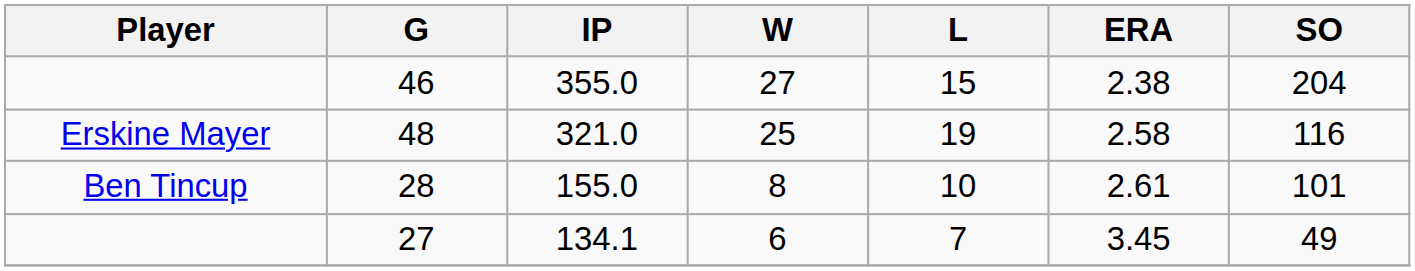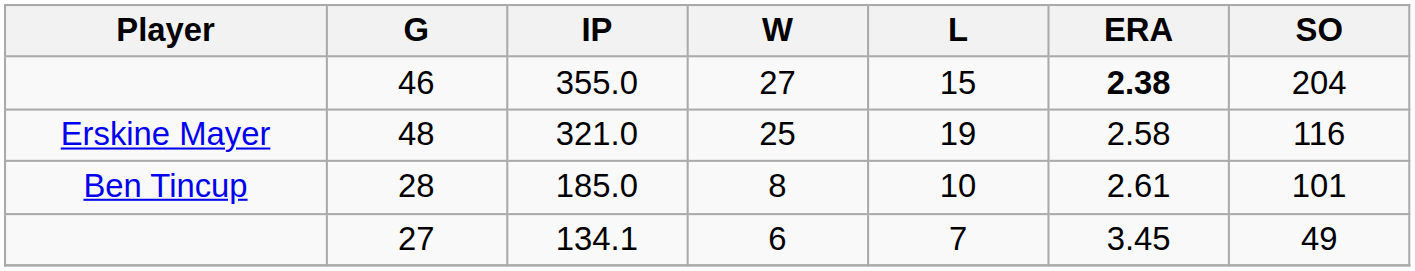(1139, 82) normal -> (1139, 82) bold
(597, 186) 155.0 -> (597, 186) 185.0
